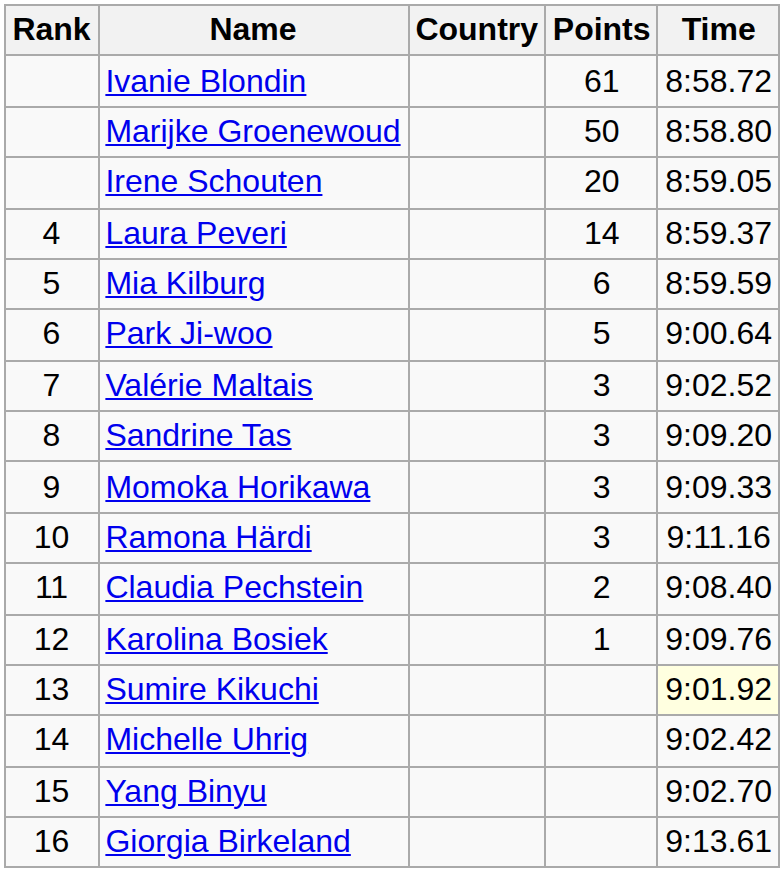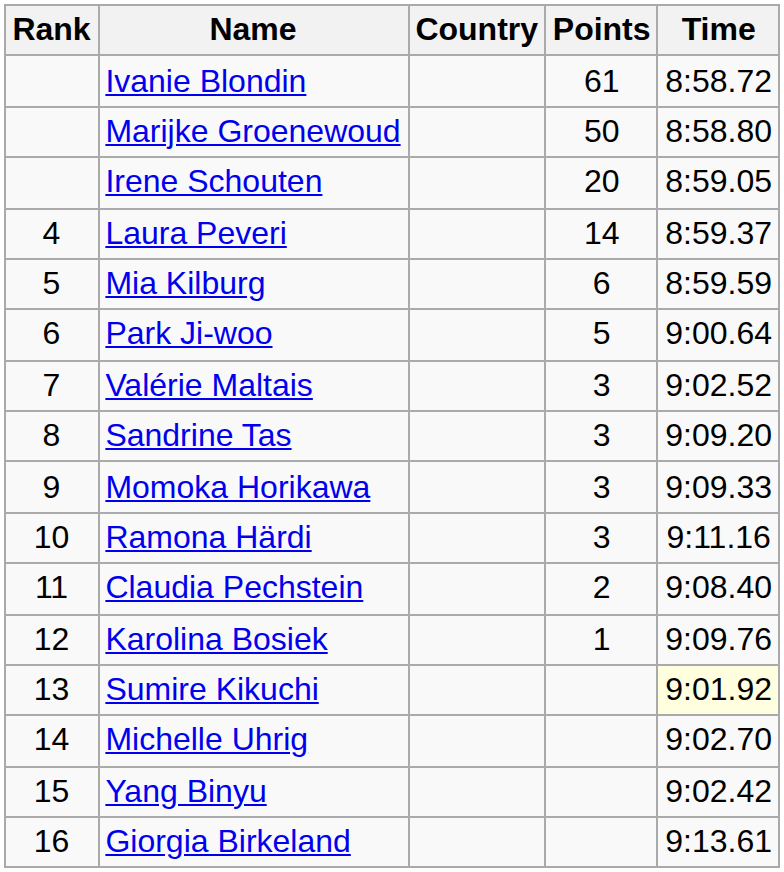(719, 740) 9:02.42 -> (719, 740) 9:02.70
(719, 791) 9:02.70 -> (719, 791) 9:02.42
